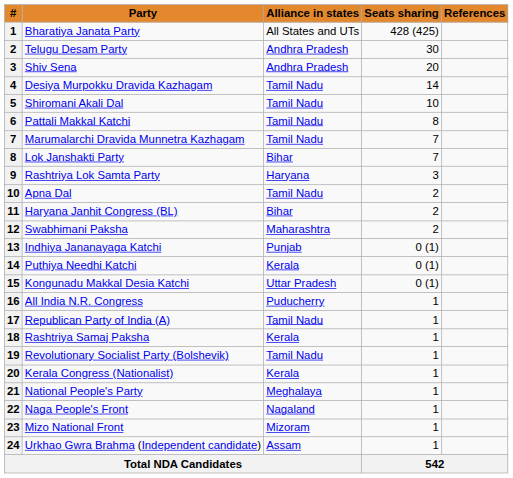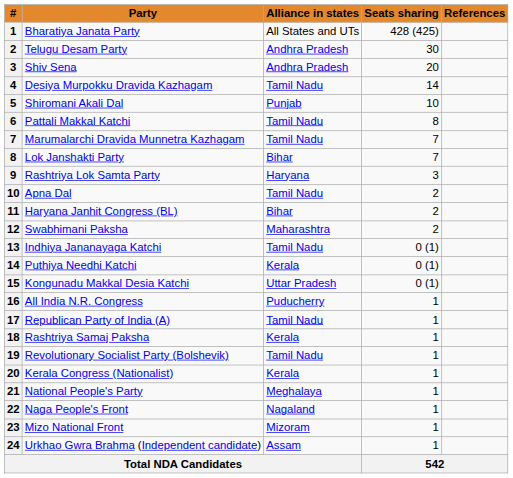(295, 103) Tamil Nadu -> (284, 103) Punjab
(284, 247) Punjab -> (295, 247) Tamil Nadu
